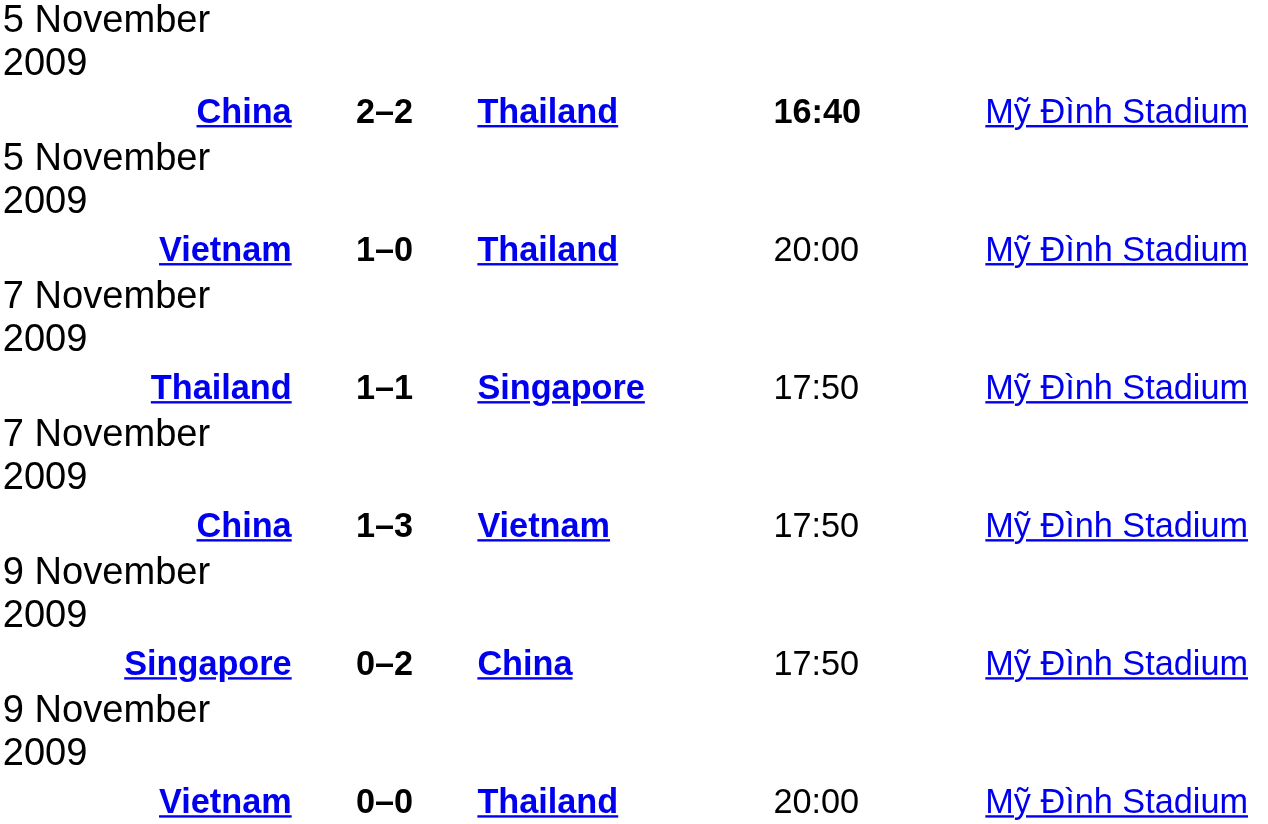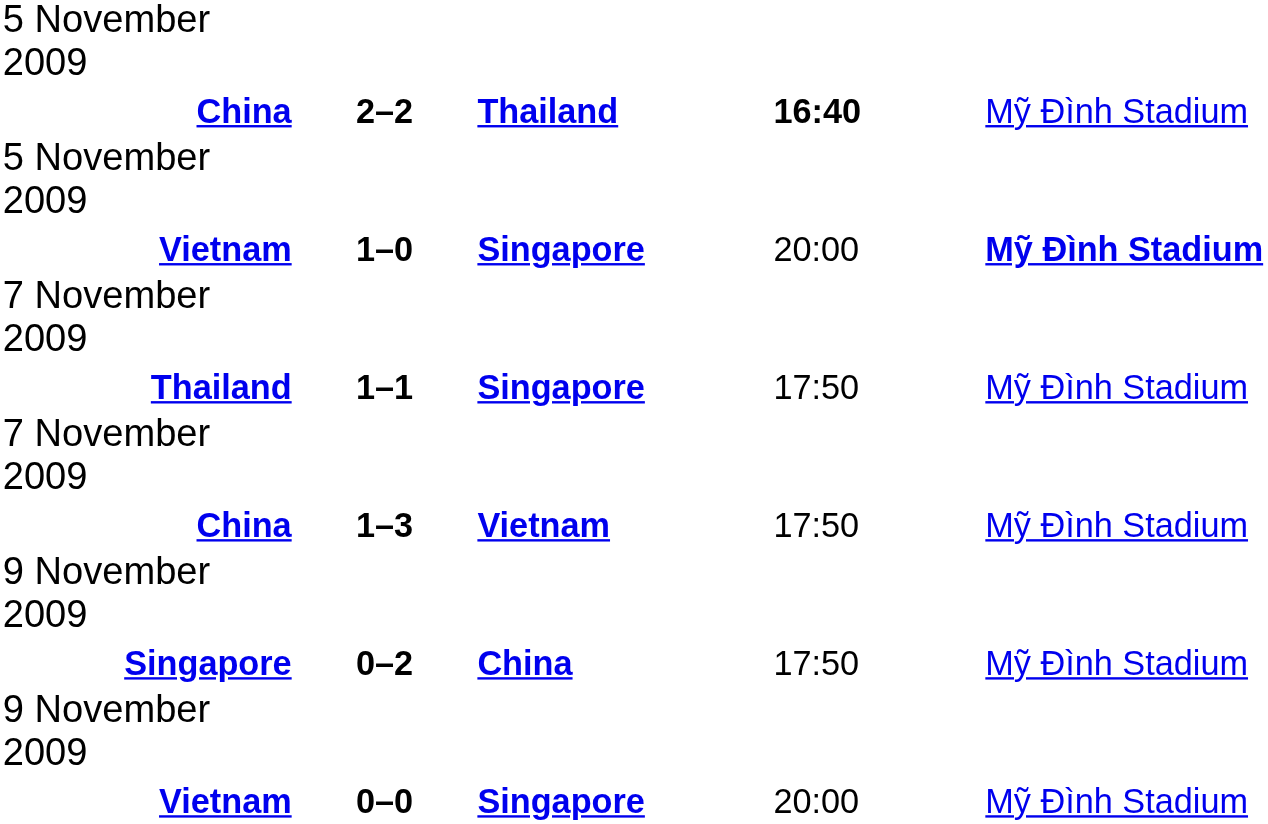(548, 249) Thailand -> (561, 249) Singapore
(1117, 249) normal -> (1124, 249) bold
(548, 801) Thailand -> (561, 801) Singapore
